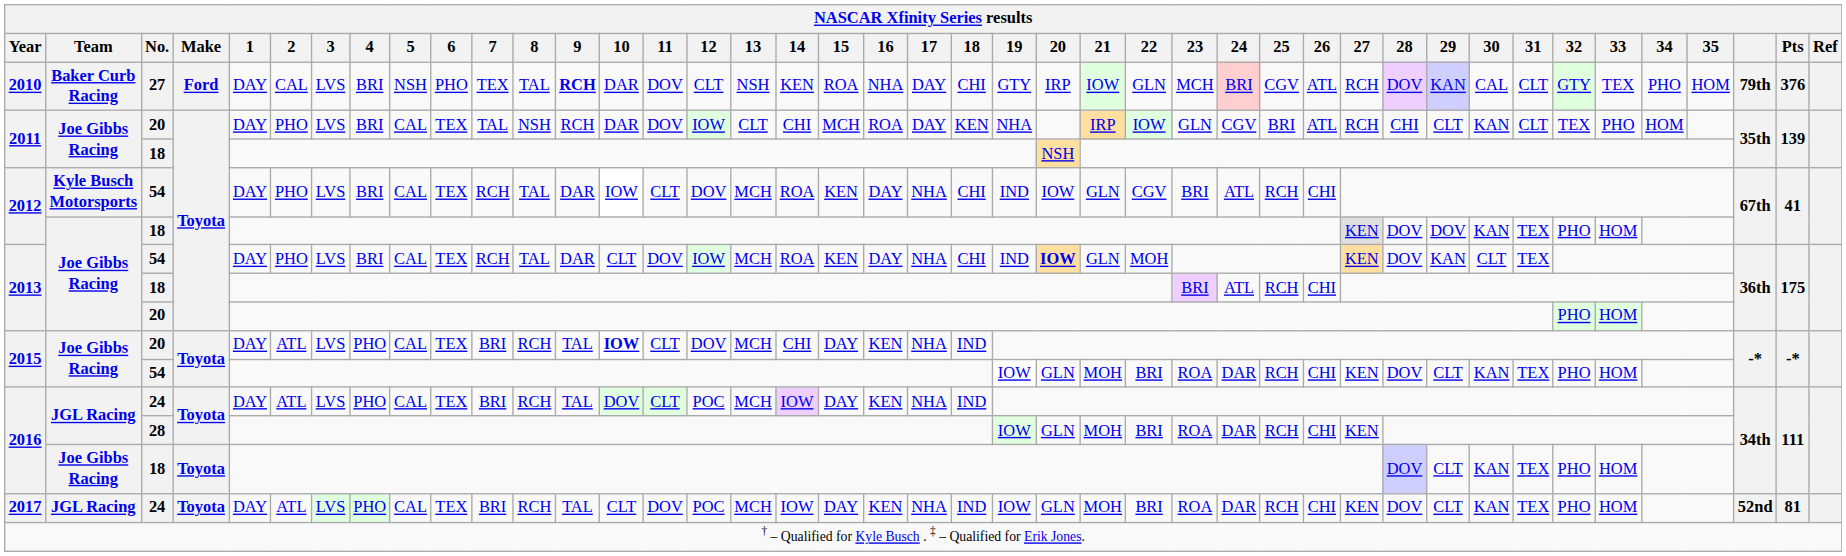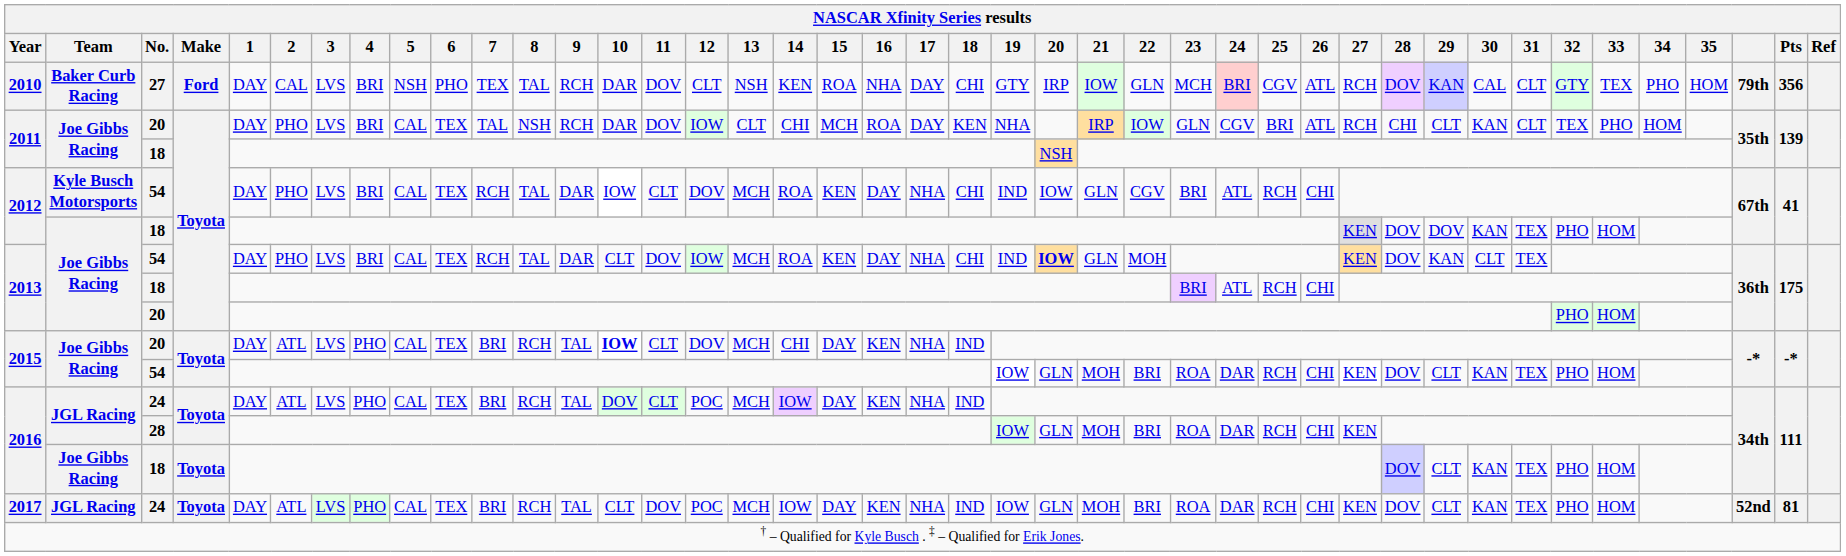(577, 85) bold -> (577, 85) normal
(1793, 85) 376 -> (1791, 85) 356
